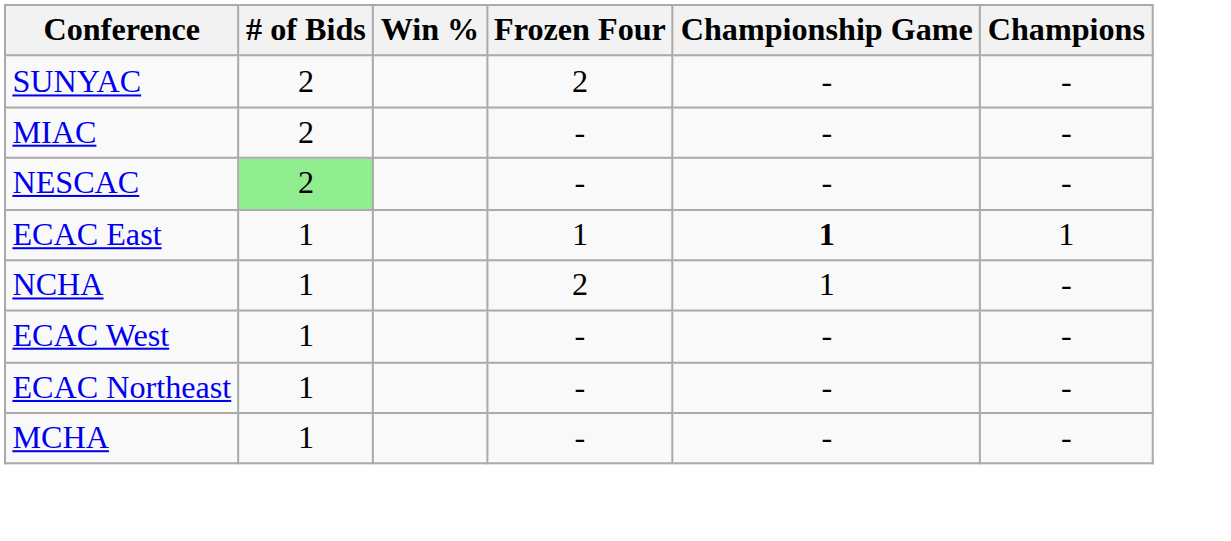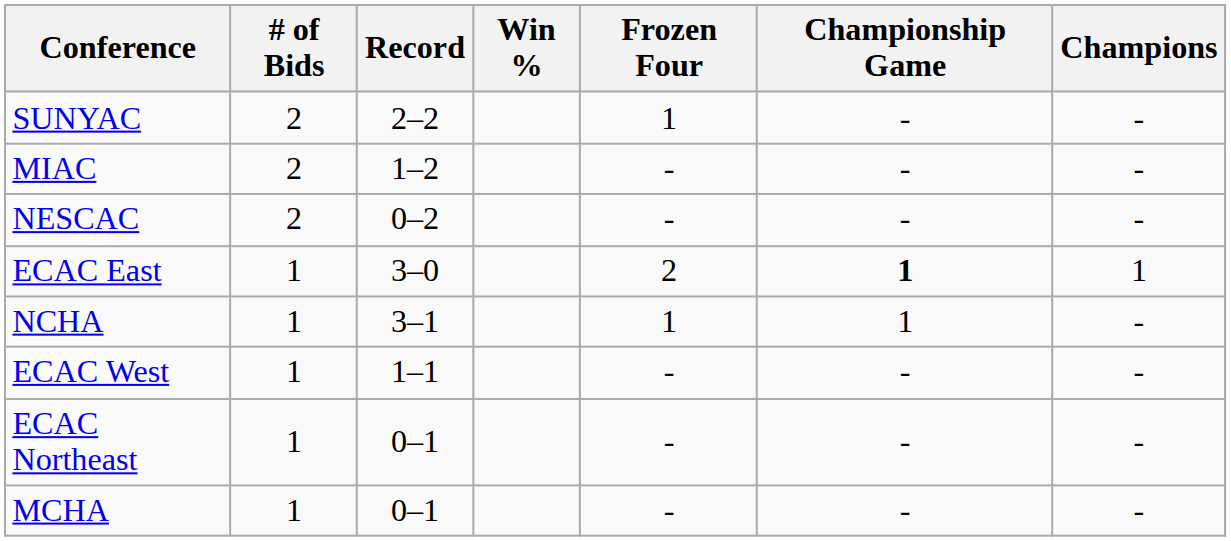+ column: (415, 48)
(580, 81) 2 -> (669, 117) 1
(306, 183) lightgreen background -> (294, 219) no background
(580, 234) 1 -> (669, 270) 2
(580, 285) 2 -> (669, 321) 1
